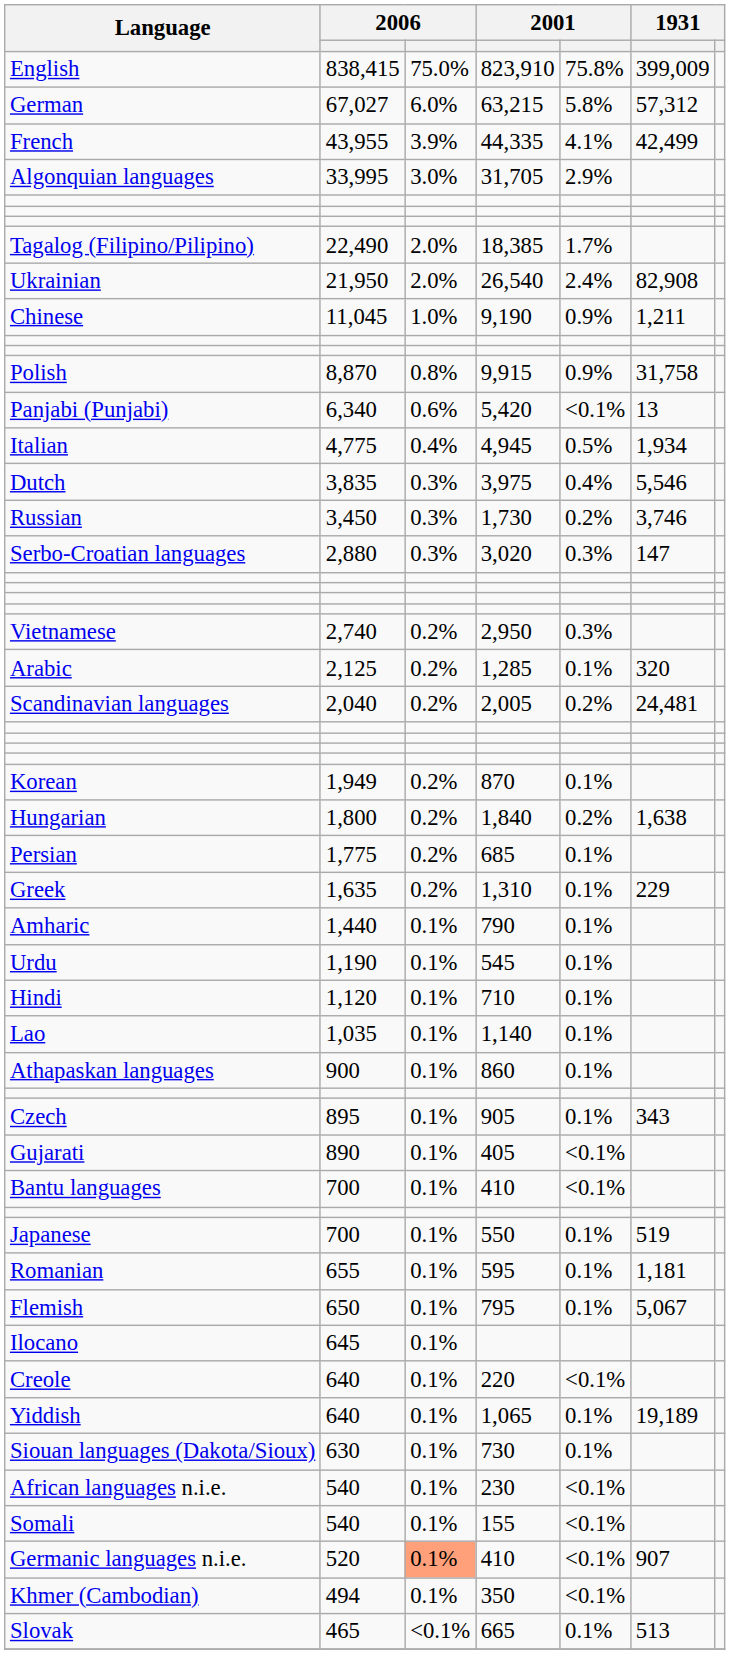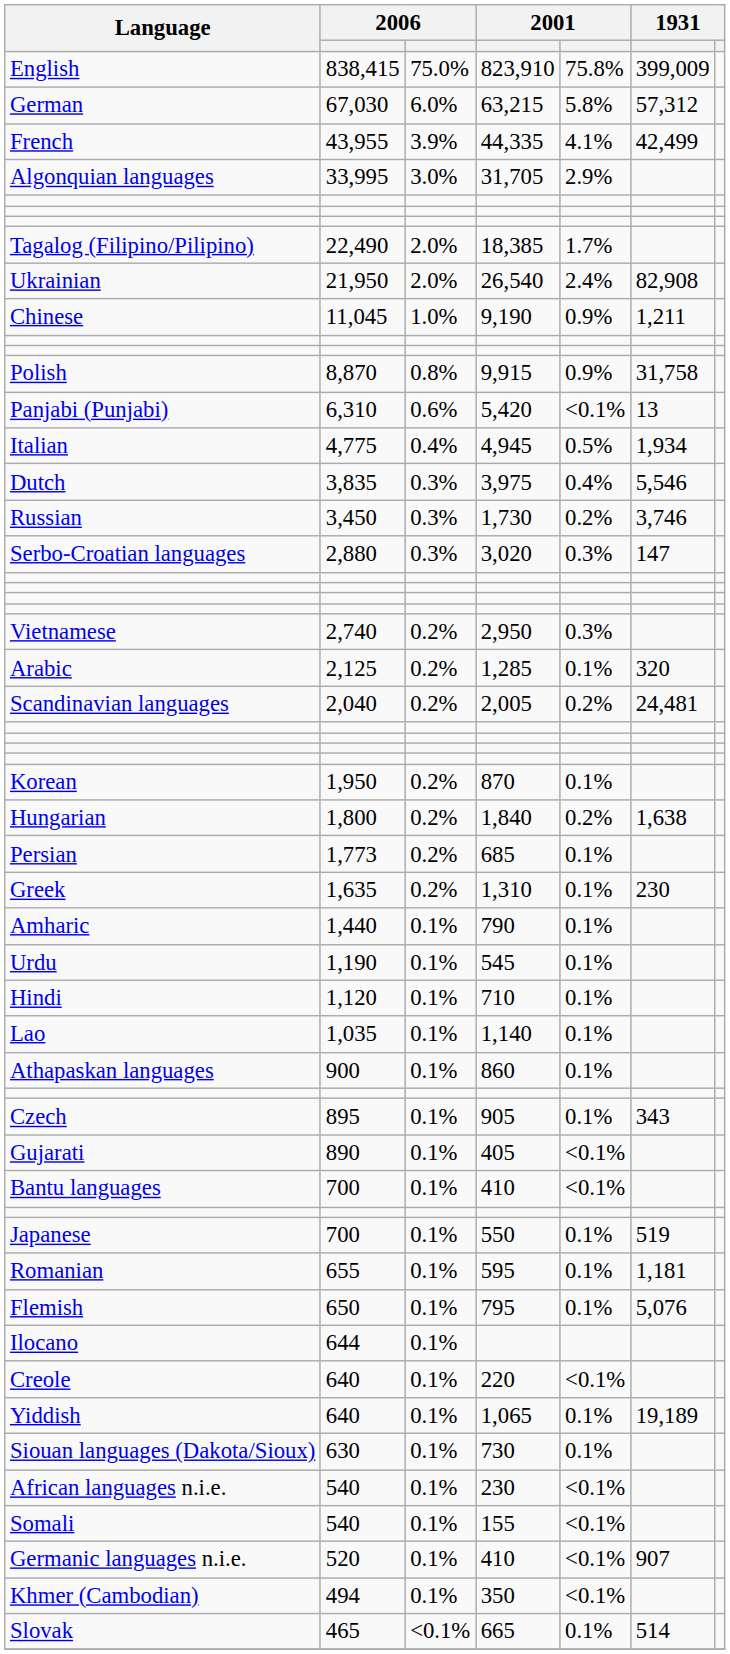(357, 105) 67,027 -> (357, 105) 67,030
(351, 409) 6,340 -> (351, 409) 6,310
(351, 781) 1,949 -> (351, 781) 1,950
(351, 853) 1,775 -> (351, 853) 1,773
(653, 889) 229 -> (653, 889) 230
(661, 1307) 5,067 -> (661, 1307) 5,076
(343, 1343) 645 -> (343, 1343) 644
(434, 1559) lightsalmon background -> (434, 1559) no background
(653, 1631) 513 -> (653, 1631) 514
